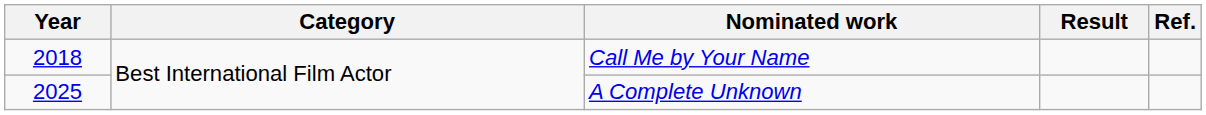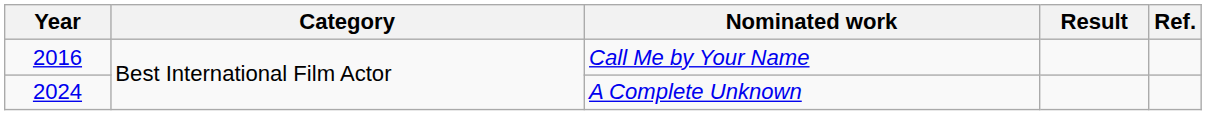(57, 57) 2018 -> (57, 57) 2016
(57, 92) 2025 -> (57, 92) 2024
